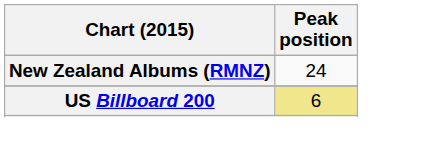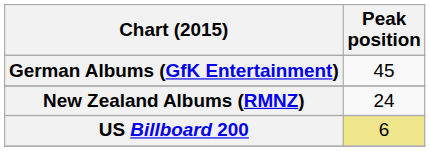+ row: (174, 70)
